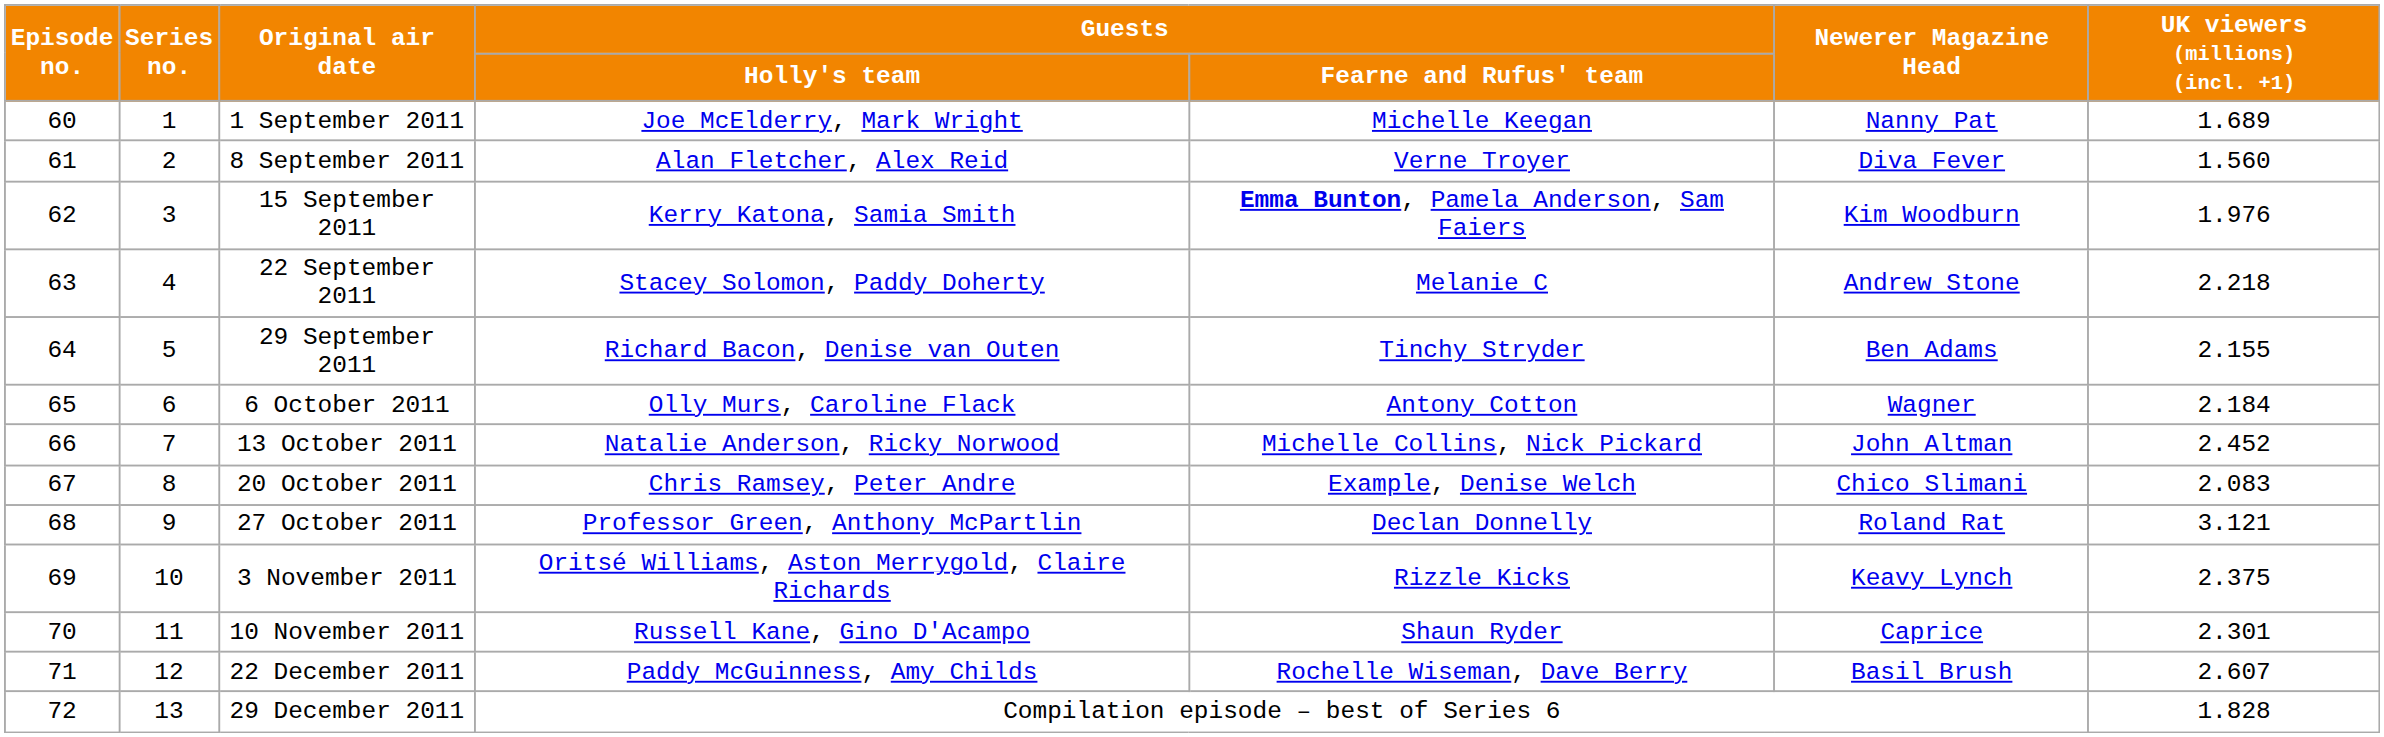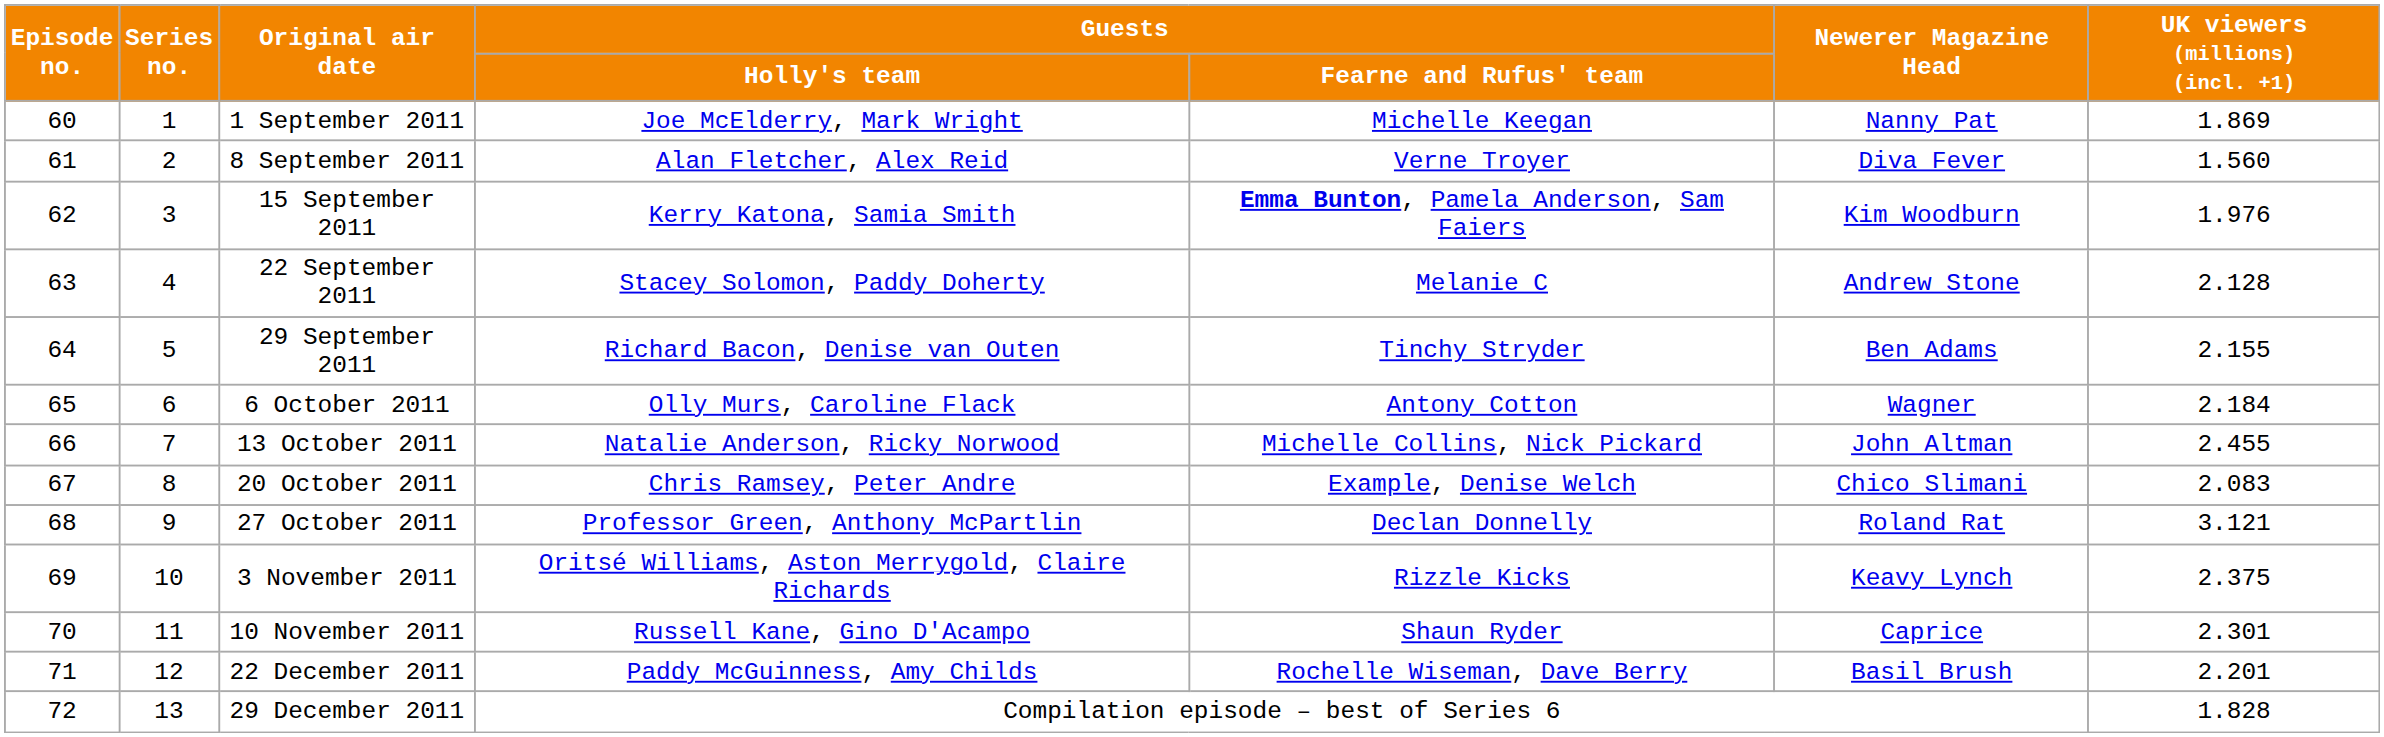(2234, 121) 1.689 -> (2234, 121) 1.869
(2234, 283) 2.218 -> (2234, 283) 2.128
(2234, 445) 2.452 -> (2234, 445) 2.455
(2234, 672) 2.607 -> (2234, 672) 2.201
